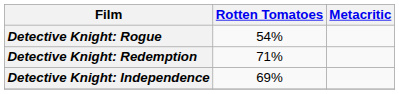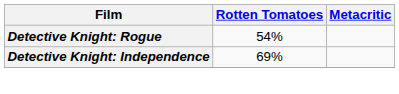- row: (102, 57)
